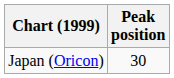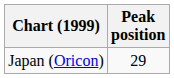(138, 60) 30 -> (138, 60) 29
